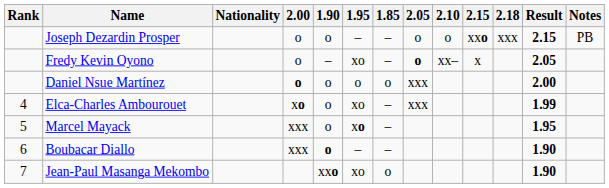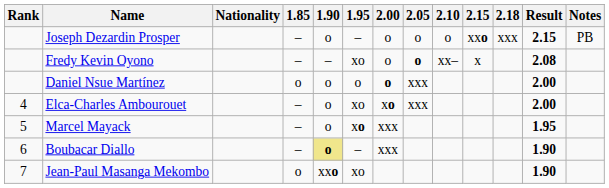columns swapped: (388, 15) <-> (298, 15)
(544, 60) 2.05 -> (544, 60) 2.08
(544, 105) 1.99 -> (544, 105) 2.00
(328, 149) no background -> (328, 149) khaki background
